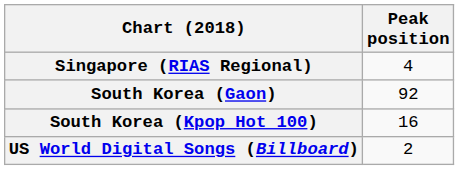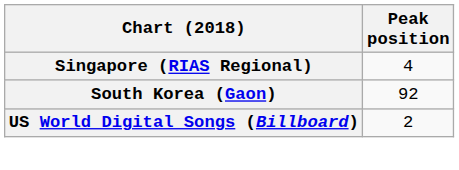- row: (184, 122)
